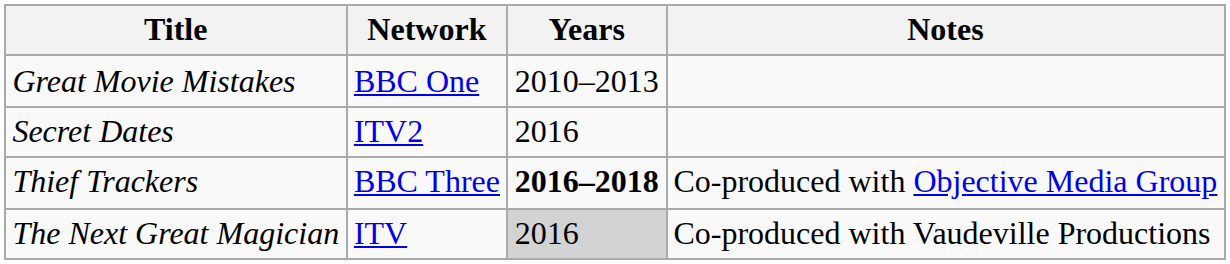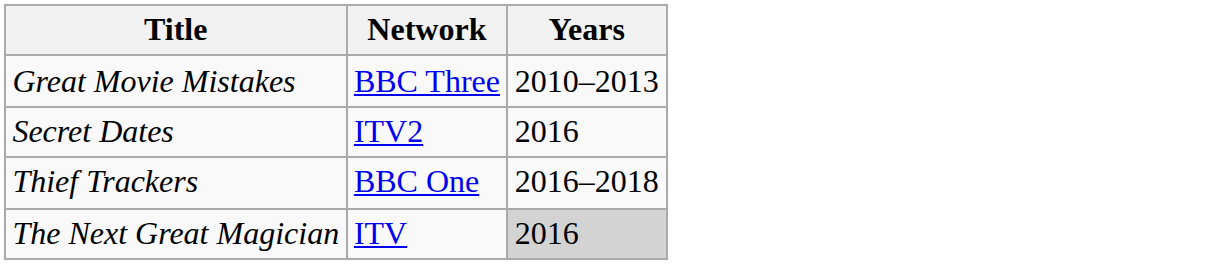- column: (945, 29)
(417, 80) BBC One -> (427, 80) BBC Three
(427, 182) BBC Three -> (417, 182) BBC One
(587, 182) bold -> (587, 182) normal
